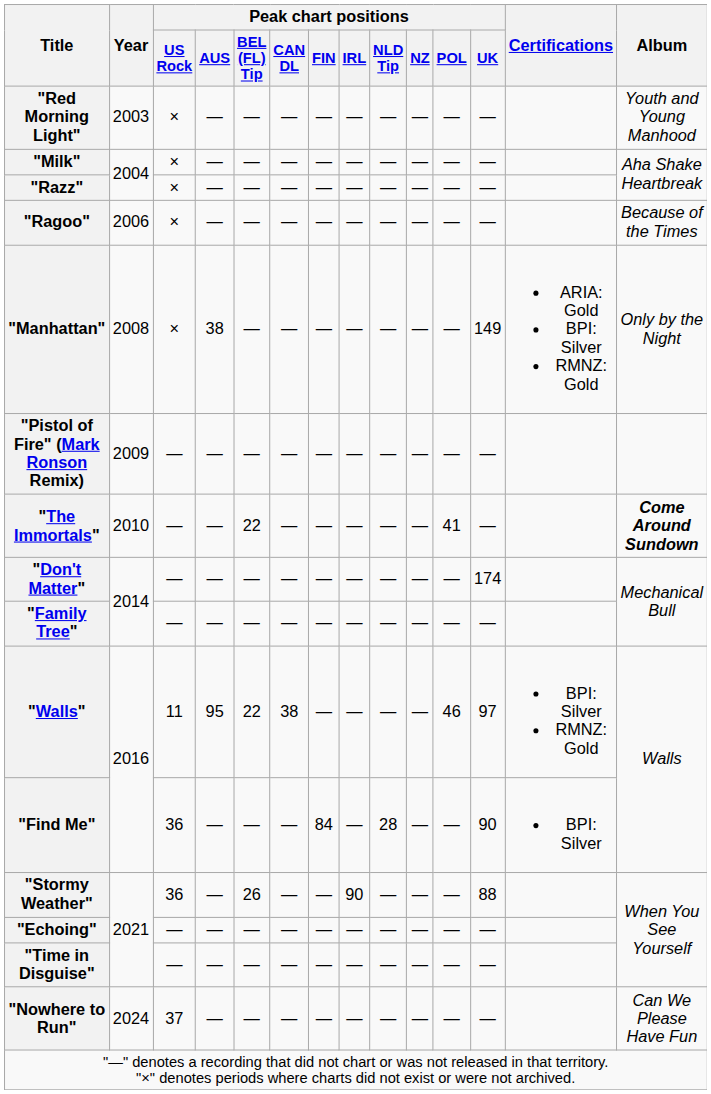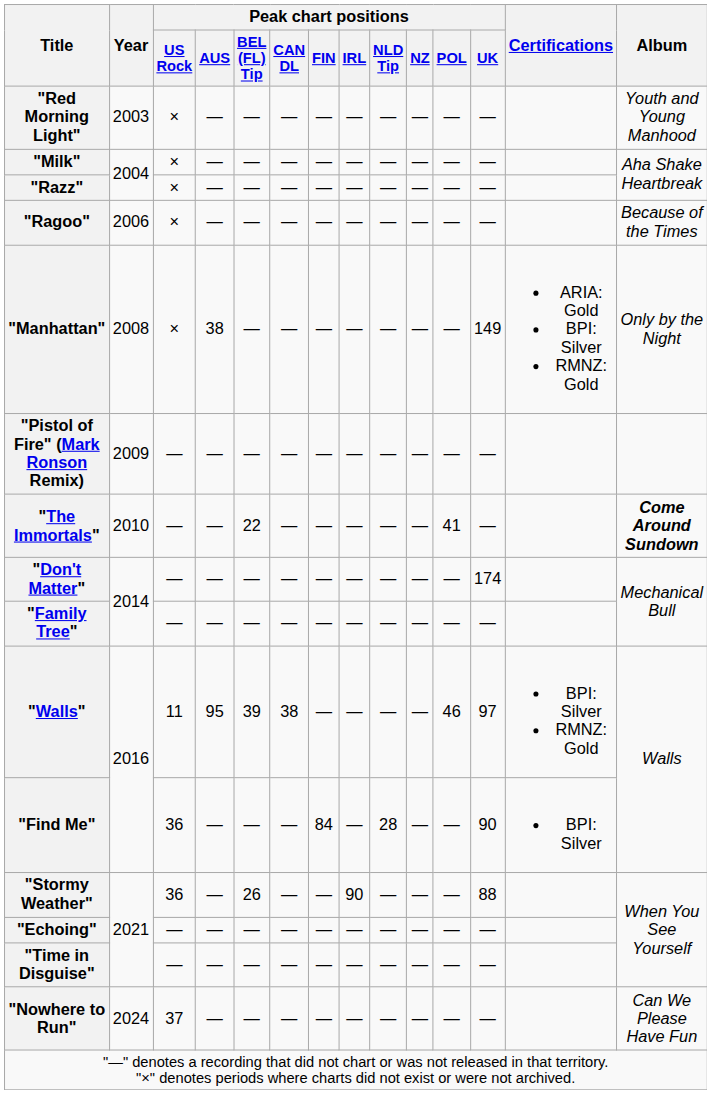(252, 711) 22 -> (252, 711) 39
